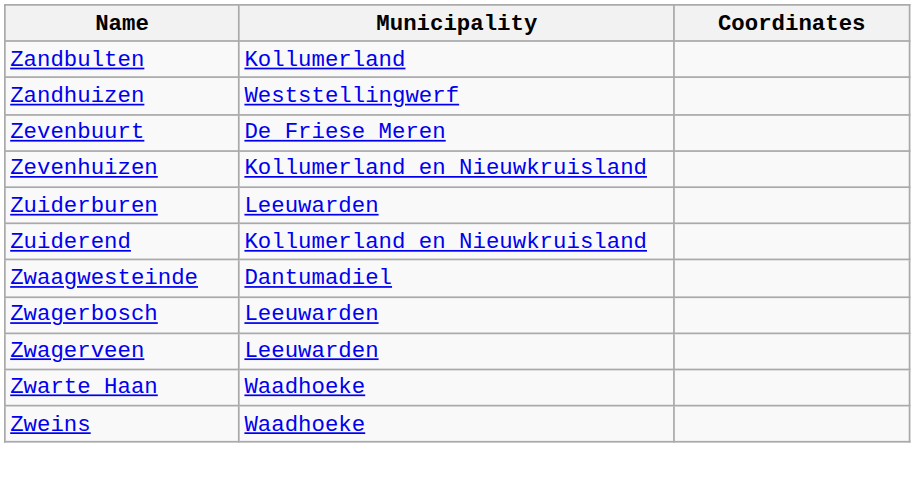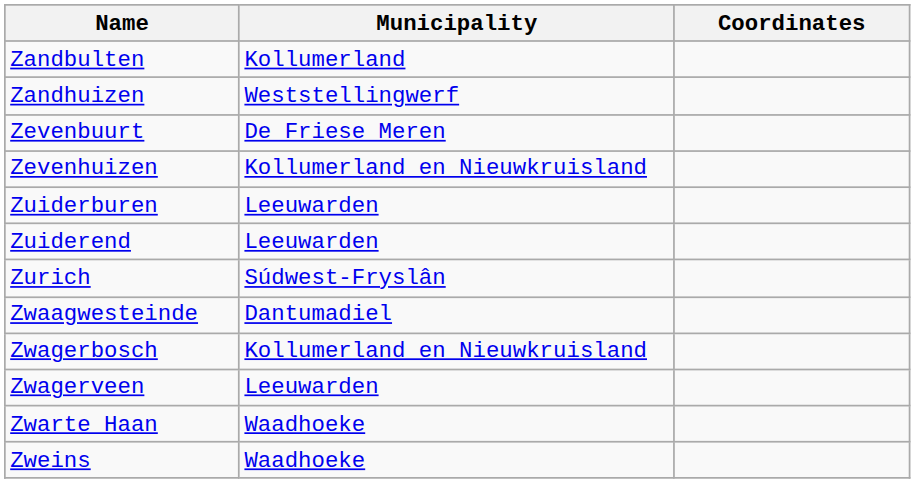(446, 242) Kollumerland en Nieuwkruisland -> (312, 242) Leeuwarden
+ row: (50, 278)
(312, 315) Leeuwarden -> (446, 351) Kollumerland en Nieuwkruisland
